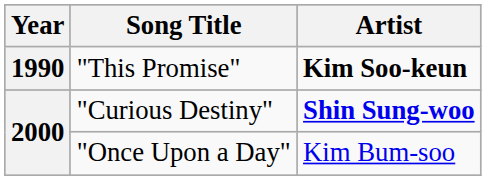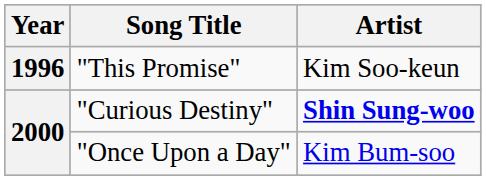(38, 68) 1990 -> (38, 68) 1996
(385, 68) bold -> (381, 68) normal
